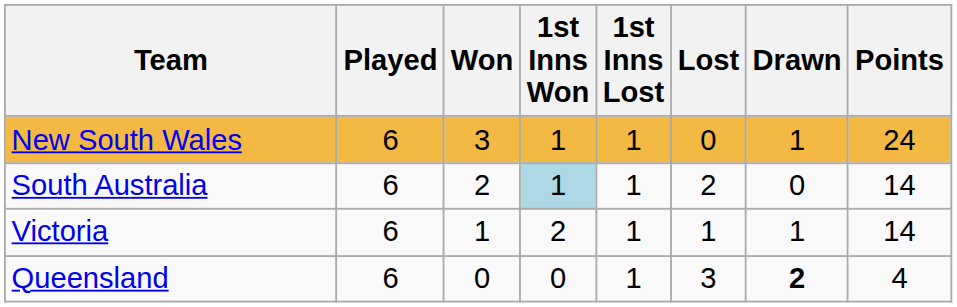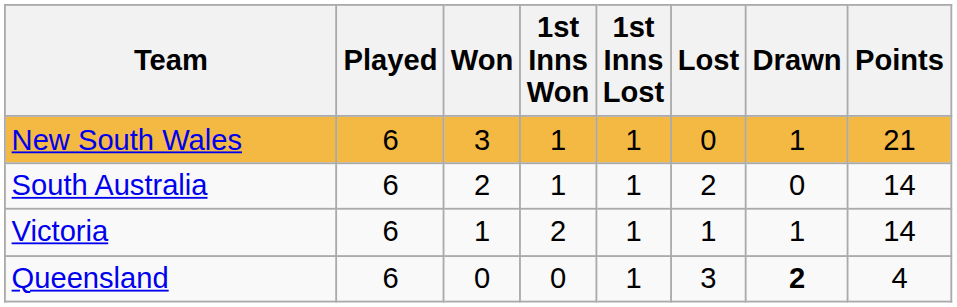(900, 139) 24 -> (900, 139) 21
(558, 185) lightblue background -> (558, 185) no background
